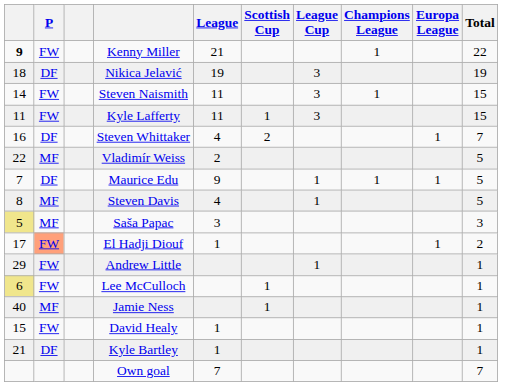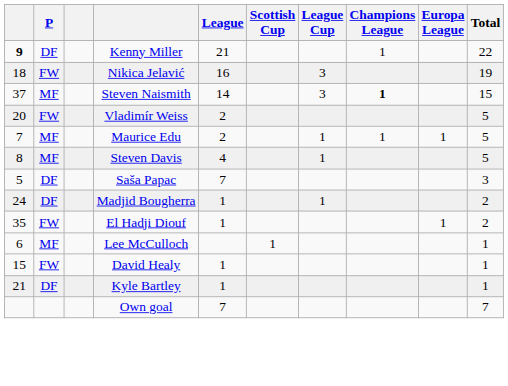(49, 51) FW -> (49, 51) DF
(49, 72) DF -> (49, 72) FW
(217, 72) 19 -> (223, 72) 16
(19, 94) 14 -> (19, 94) 37
(49, 94) FW -> (49, 94) MF
(217, 94) 11 -> (223, 94) 14
(377, 94) normal -> (382, 94) bold
- row: (143, 115)
- row: (143, 136)
(19, 158) 22 -> (19, 115) 20
(49, 158) MF -> (49, 115) FW
(49, 179) DF -> (49, 136) MF
(217, 179) 9 -> (223, 136) 2
(19, 222) khaki background -> (19, 179) no background
(49, 222) MF -> (49, 179) DF
(217, 222) 3 -> (223, 179) 7
+ row: (146, 200)
(19, 243) 17 -> (19, 222) 35
(49, 243) lightsalmon background -> (49, 222) no background
- row: (143, 264)
(19, 286) khaki background -> (19, 243) no background
(49, 286) FW -> (49, 243) MF
- row: (143, 307)
